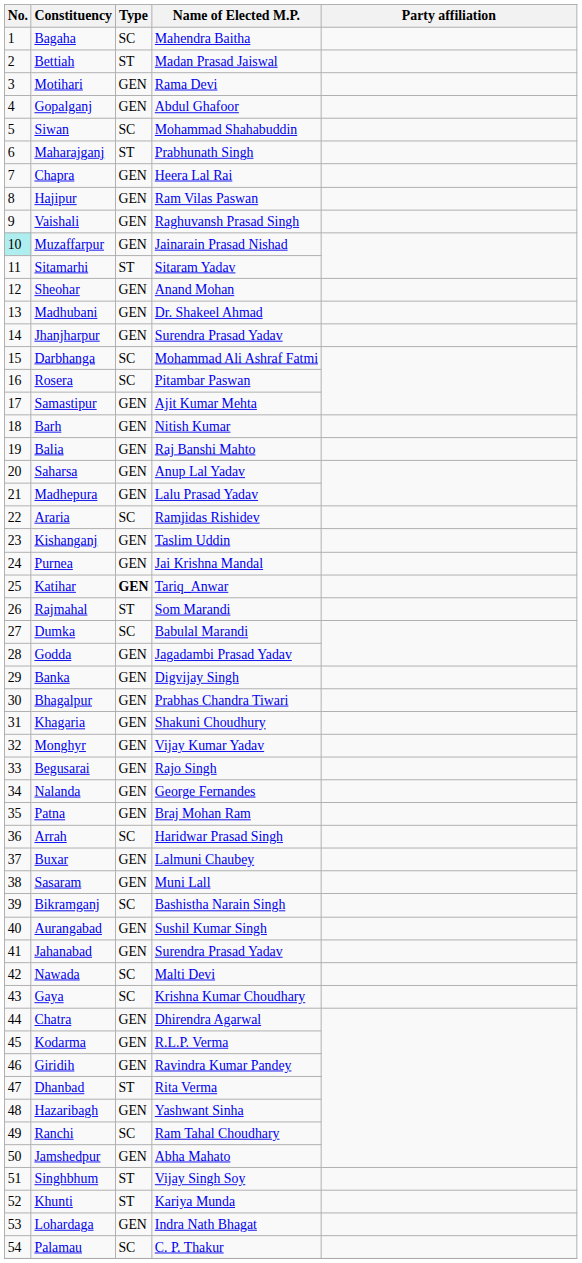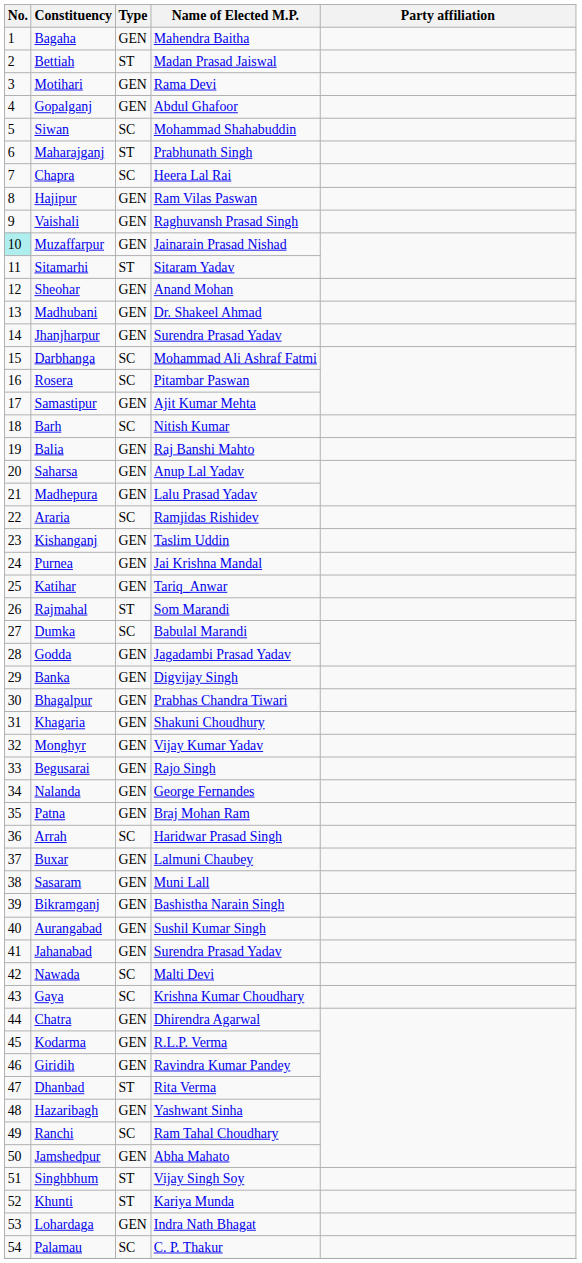(127, 38) SC -> (133, 38) GEN
(133, 175) GEN -> (127, 175) SC
(133, 426) GEN -> (127, 426) SC
(133, 586) bold -> (133, 586) normal
(127, 905) SC -> (133, 905) GEN
